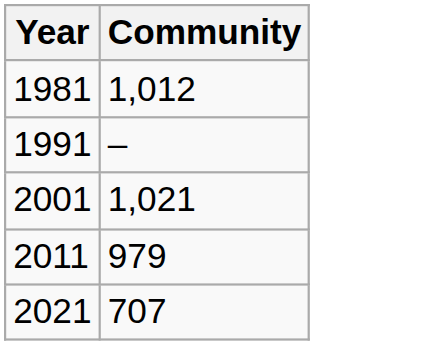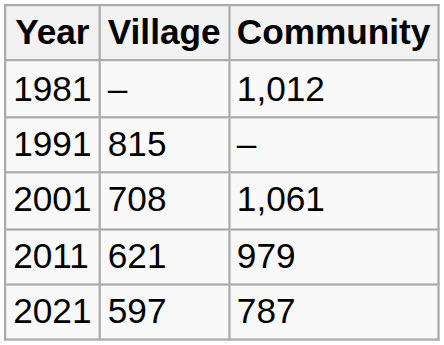+ column: (164, 32)
(152, 199) 1,021 -> (281, 199) 1,061
(137, 311) 707 -> (266, 311) 787
